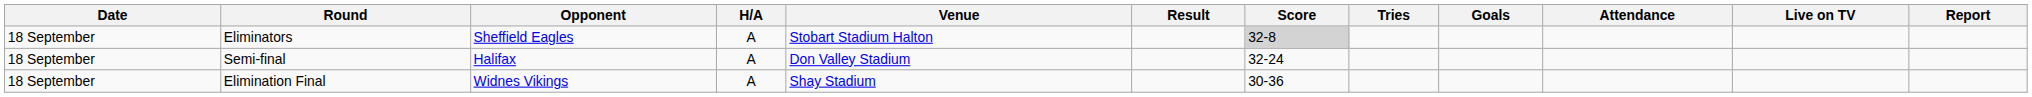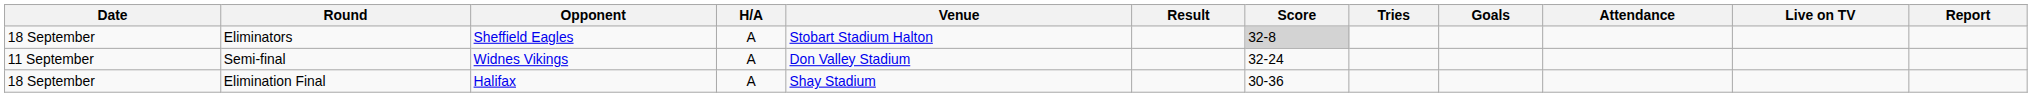(51, 59) 18 September -> (51, 59) 11 September
(495, 59) Halifax -> (521, 59) Widnes Vikings
(521, 81) Widnes Vikings -> (495, 81) Halifax
